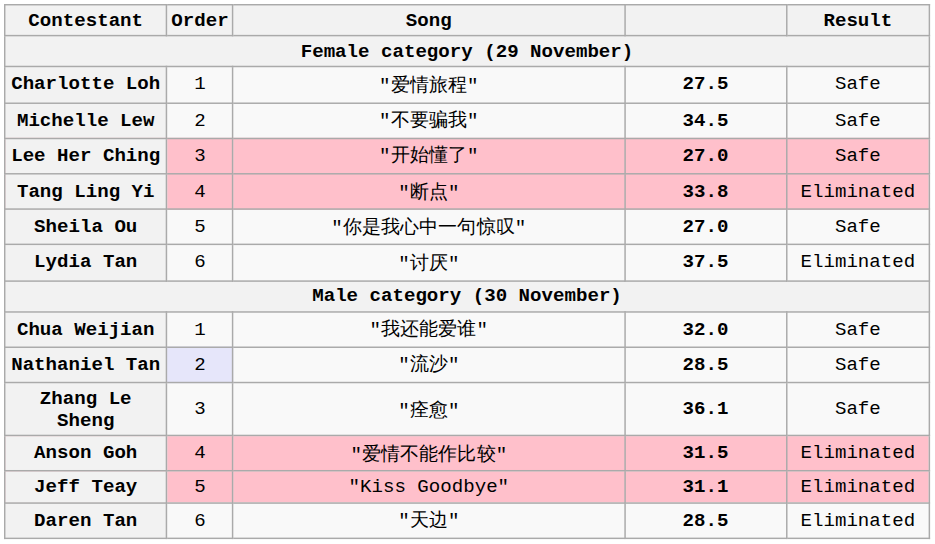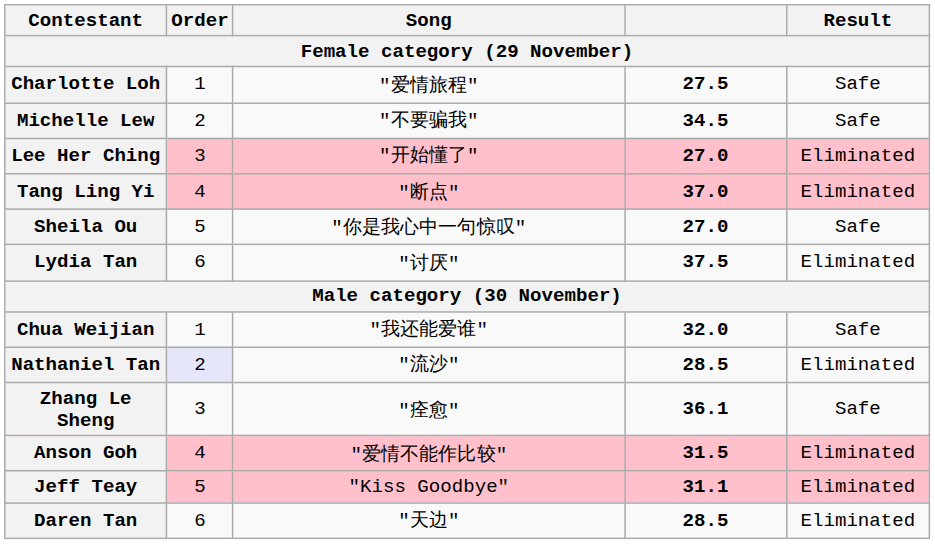(858, 156) Safe -> (858, 156) Eliminated
(705, 191) 33.8 -> (705, 191) 37.0
(858, 365) Safe -> (858, 365) Eliminated
